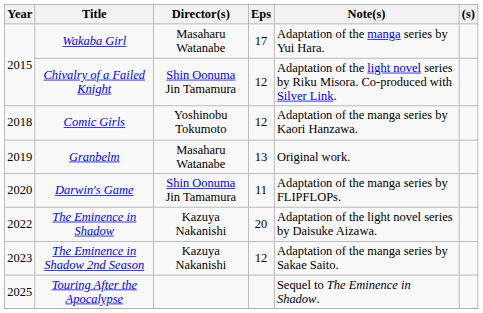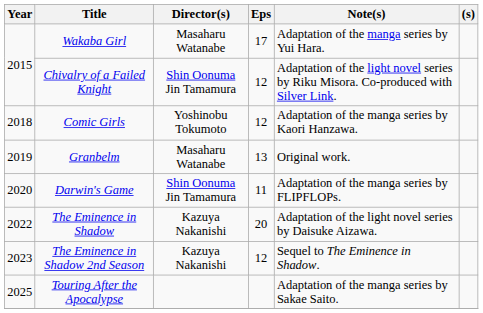(362, 258) Adaptation of the manga series by Sakae Saito. -> (344, 258) Sequel to The Eminence in Shadow.
(344, 292) Sequel to The Eminence in Shadow. -> (362, 292) Adaptation of the manga series by Sakae Saito.
